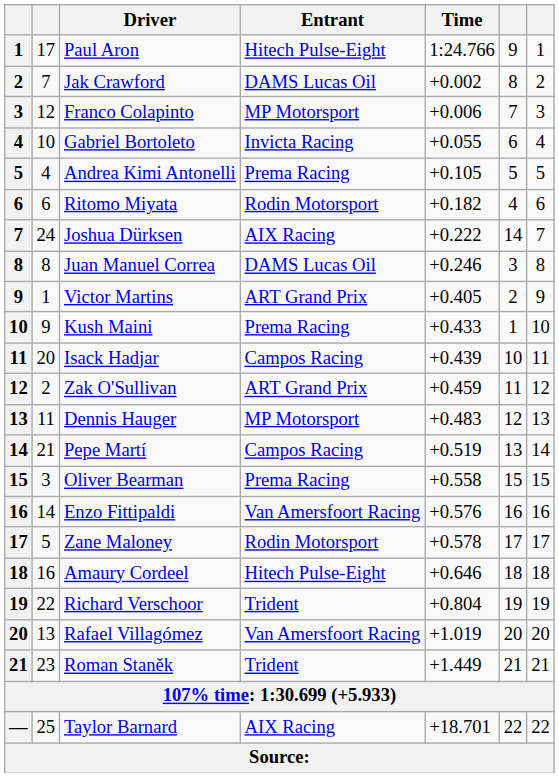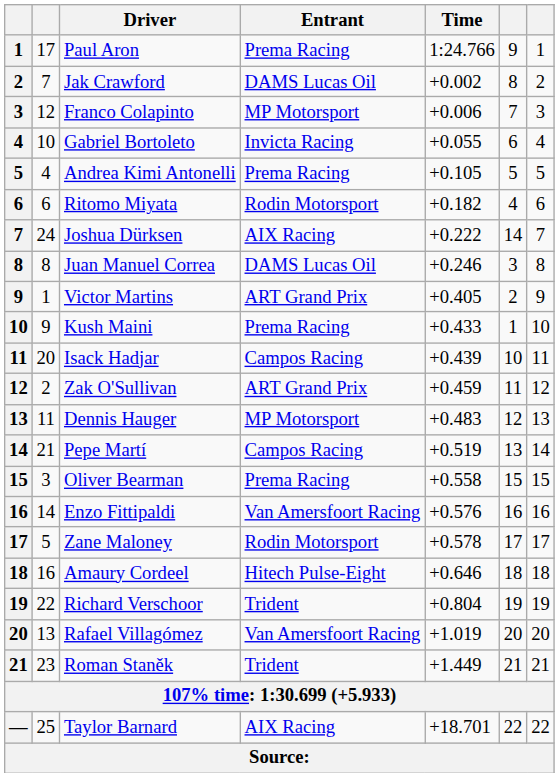(315, 50) Hitech Pulse-Eight -> (297, 50) Prema Racing
